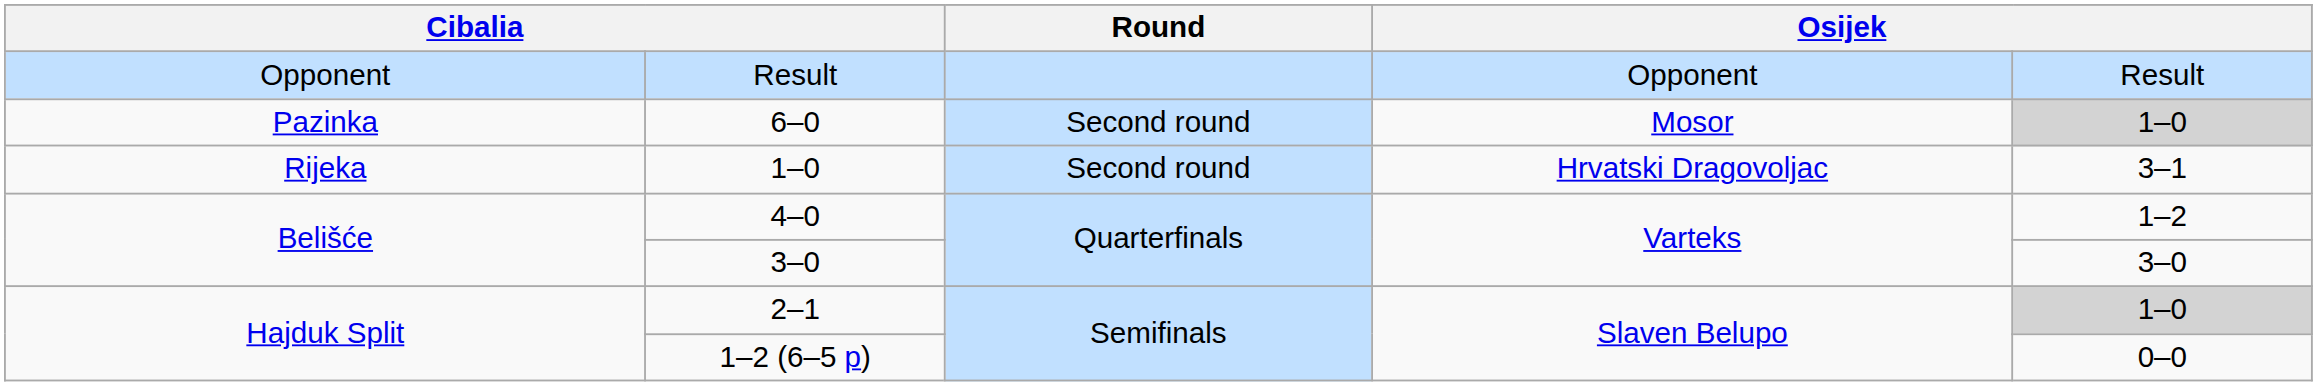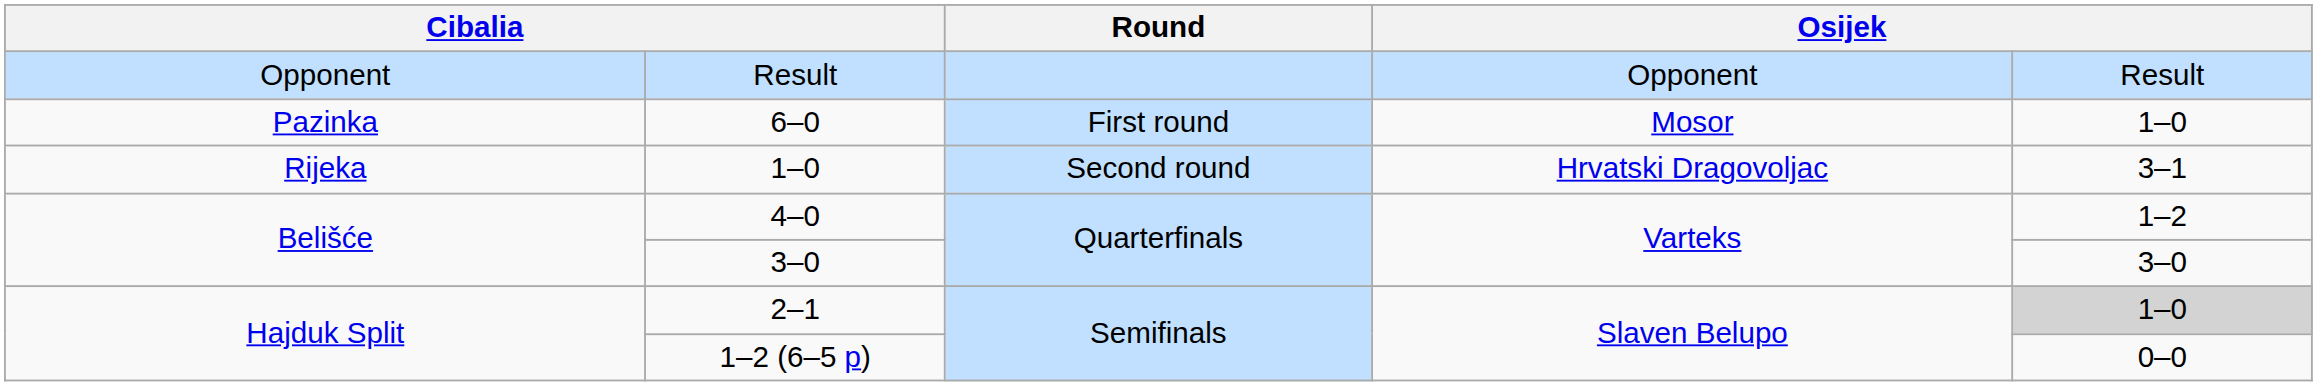(1158, 121) Second round -> (1158, 121) First round
(2162, 121) lightgrey background -> (2162, 121) no background
